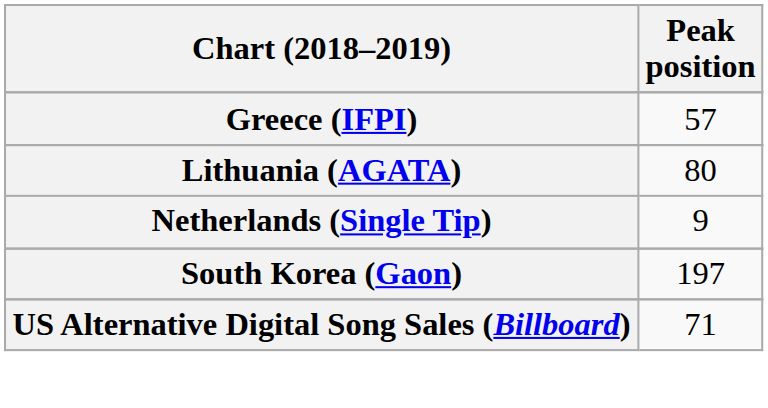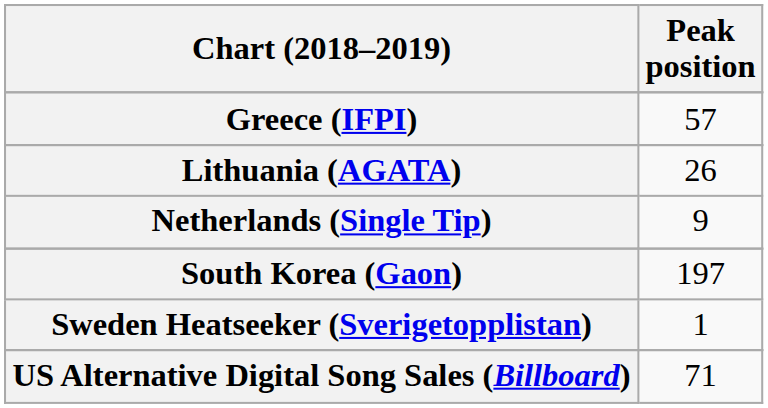(701, 169) 80 -> (701, 169) 26
+ row: (322, 324)
